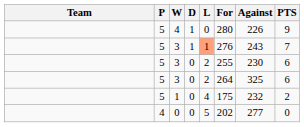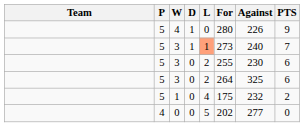(225, 46) 276 -> (225, 46) 273
(255, 46) 243 -> (255, 46) 240
